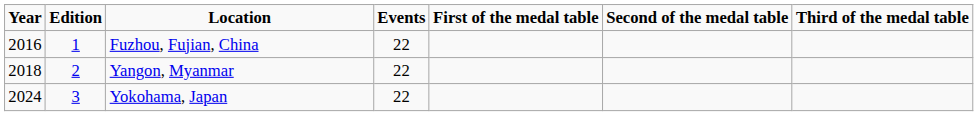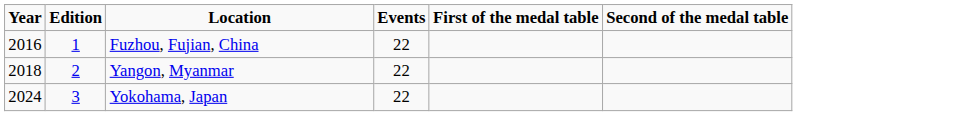- column: (882, 17)
